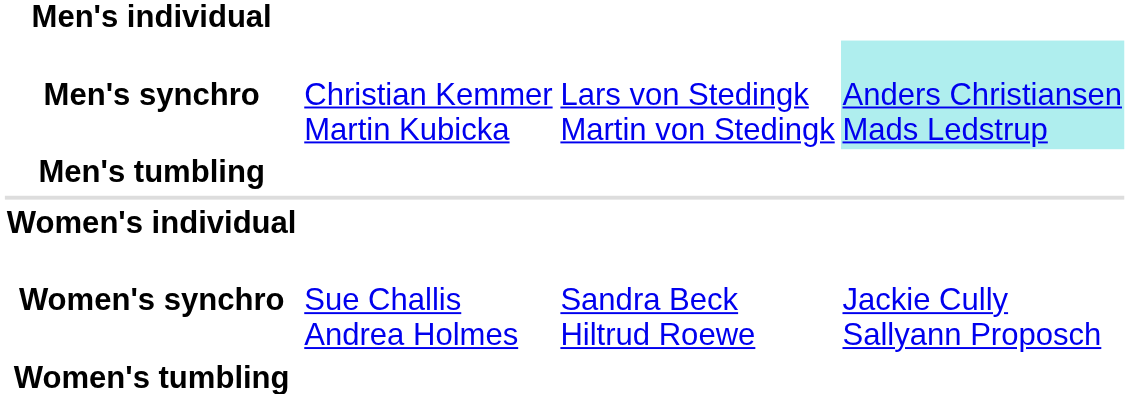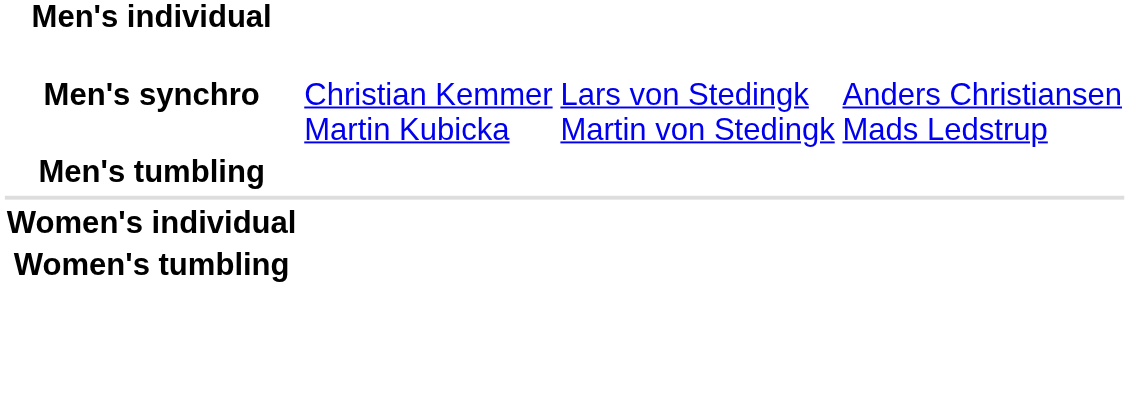(982, 111) paleturquoise background -> (982, 111) no background
- row: (152, 300)
